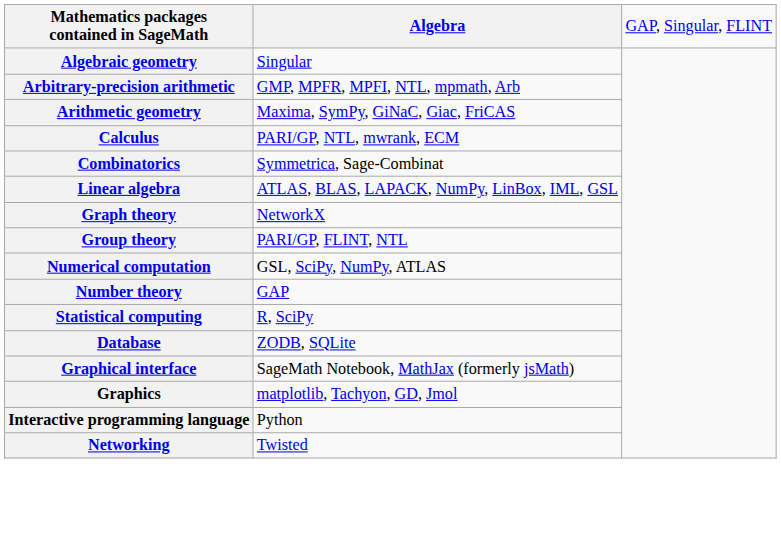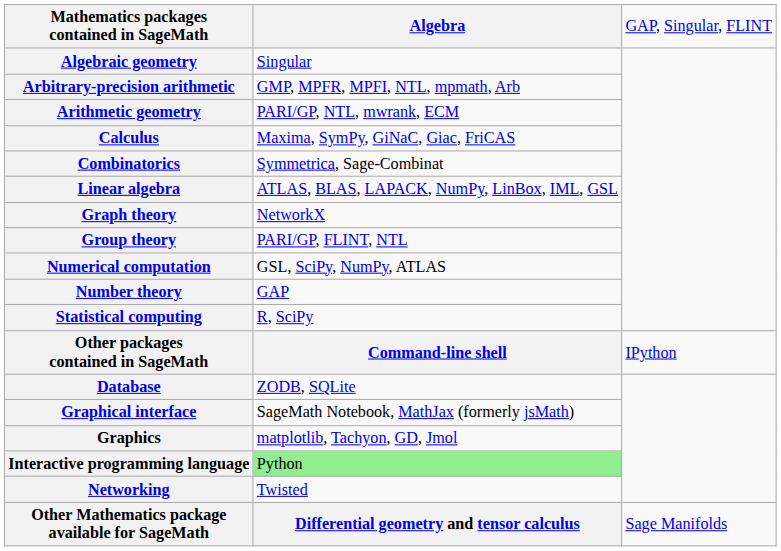(386, 112) Maxima, SymPy, GiNaC, Giac, FriCAS -> (358, 112) PARI/GP, NTL, mwrank, ECM
(358, 138) PARI/GP, NTL, mwrank, ECM -> (386, 138) Maxima, SymPy, GiNaC, Giac, FriCAS
+ row: (129, 352)
(280, 419) no background -> (280, 463) lightgreen background
+ row: (129, 524)
